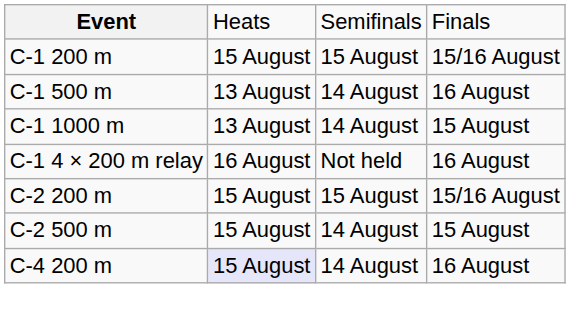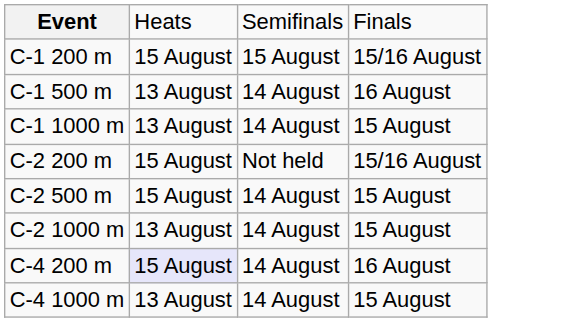- row: (106, 160)
(369, 195) 15 August -> (283, 160) Not held
+ row: (67, 230)
+ row: (67, 299)
